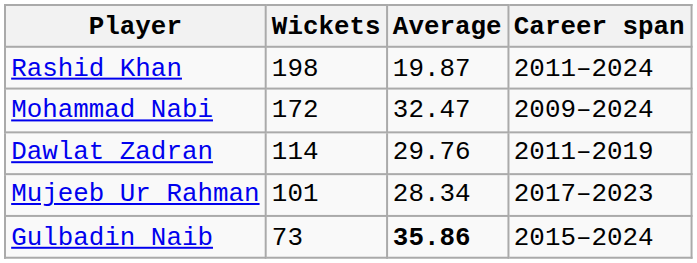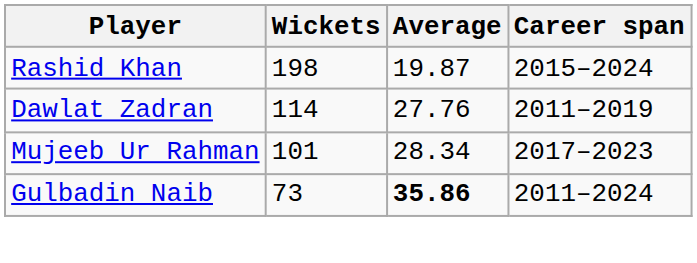(584, 68) 2011–2024 -> (584, 68) 2015–2024
- row: (112, 110)
(432, 153) 29.76 -> (432, 110) 27.76
(584, 237) 2015–2024 -> (584, 195) 2011–2024
